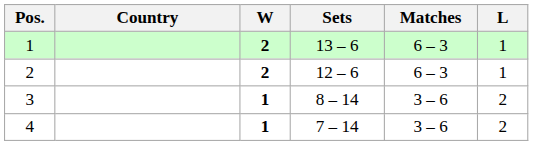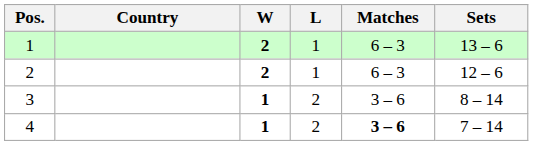columns swapped: (503, 18) <-> (337, 18)
(431, 126) normal -> (388, 126) bold
